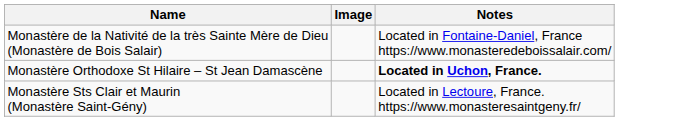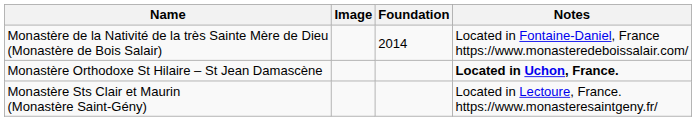+ column: (414, 15)
